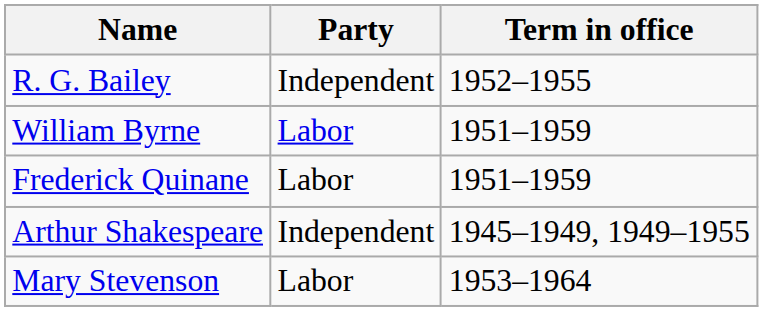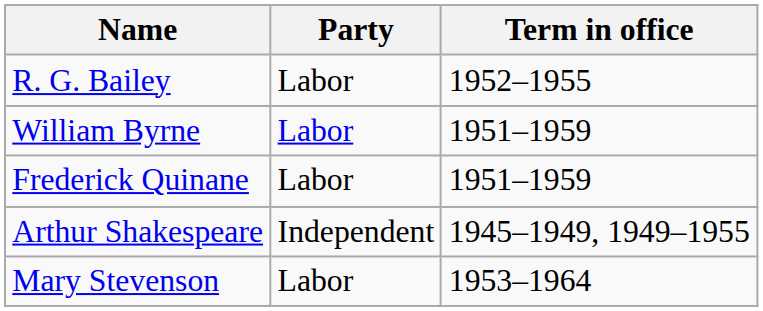(356, 79) Independent -> (315, 79) Labor
